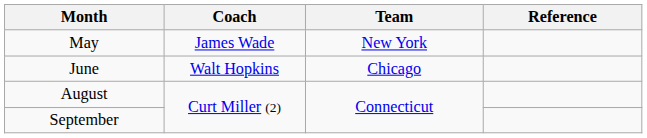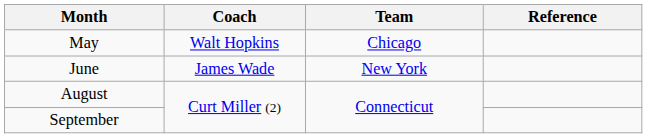(235, 42) James Wade -> (235, 42) Walt Hopkins
(394, 42) New York -> (394, 42) Chicago
(235, 68) Walt Hopkins -> (235, 68) James Wade
(394, 68) Chicago -> (394, 68) New York
